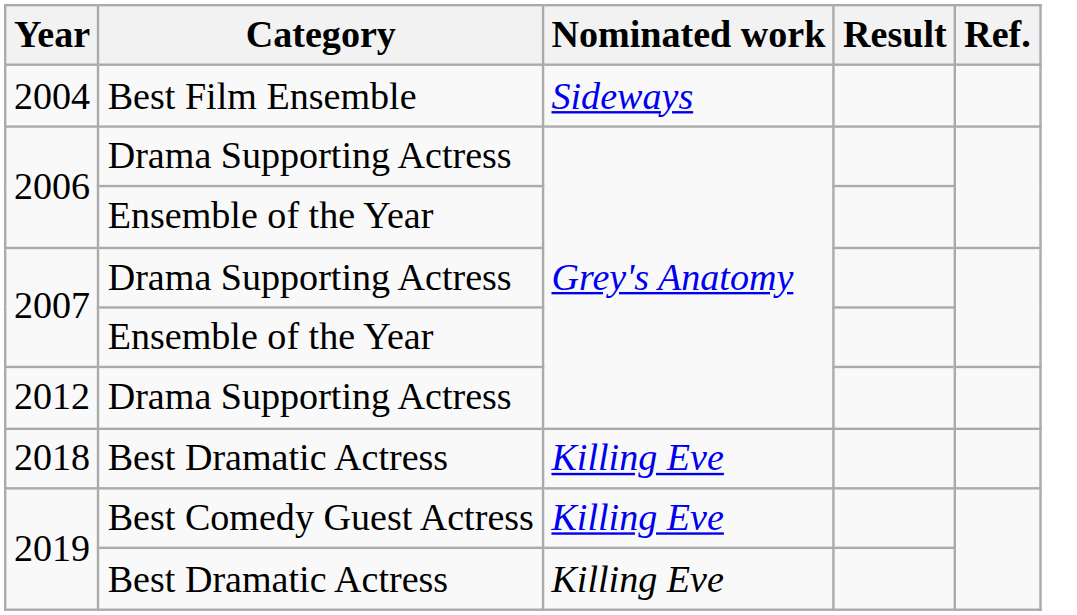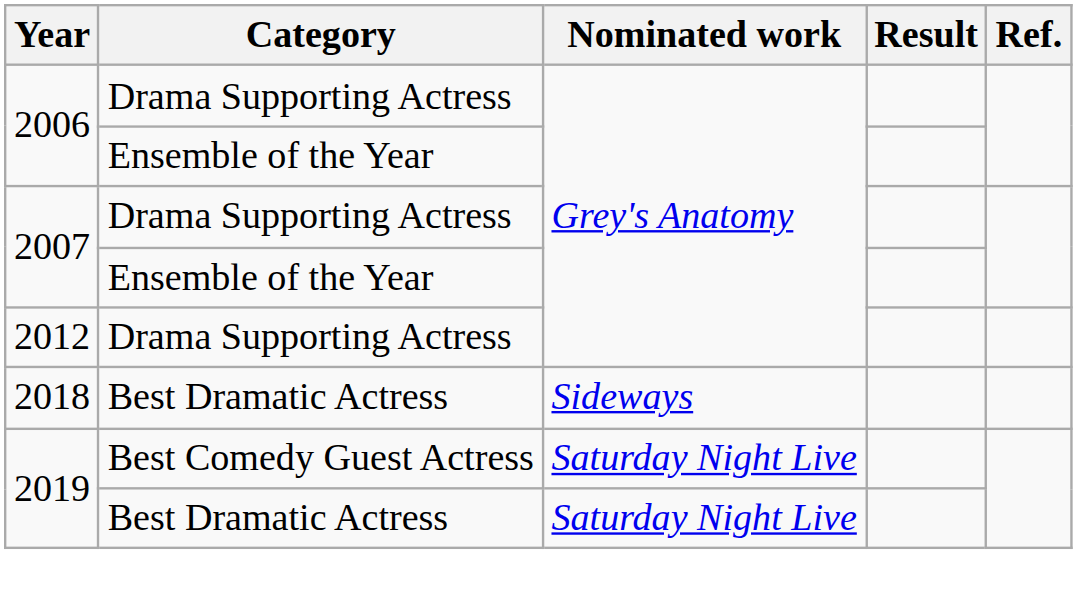- row: (52, 95)
(638, 457) Killing Eve -> (622, 397) Sideways
(638, 517) Killing Eve -> (704, 457) Saturday Night Live
(638, 578) Killing Eve -> (704, 517) Saturday Night Live
